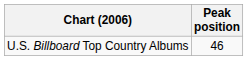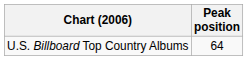(217, 45) 46 -> (217, 45) 64
